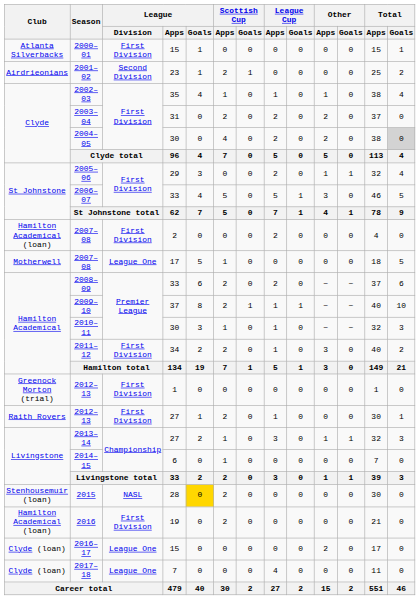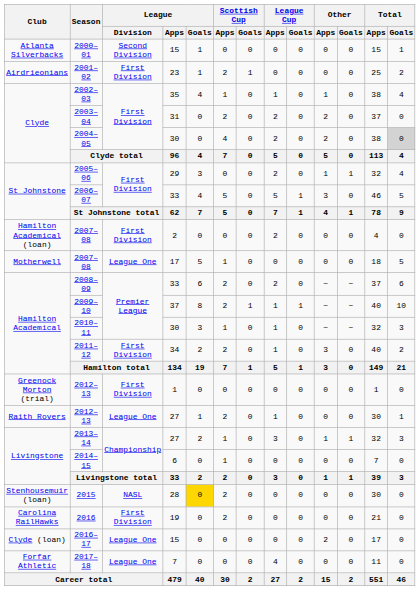(133, 50) First Division -> (133, 50) Second Division
(133, 72) Second Division -> (133, 72) First Division
(133, 416) First Division -> (133, 416) League One
(37, 522) Hamilton Academical (loan) -> (37, 518) Carolina RailHawks
(37, 571) Clyde (loan) -> (37, 562) Forfar Athletic
